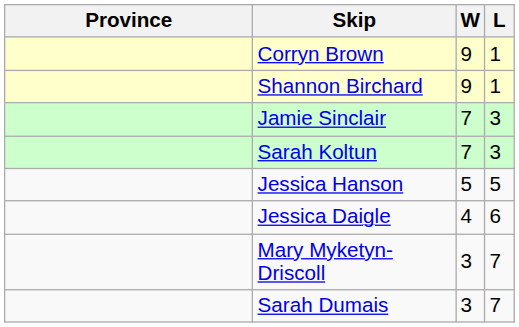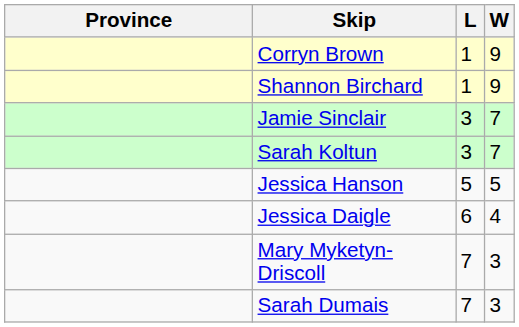columns swapped: (470, 20) <-> (499, 20)
